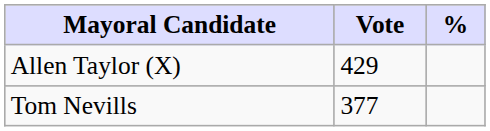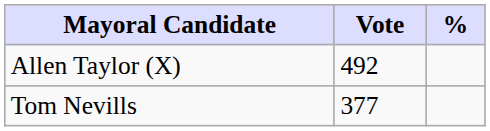(359, 65) 429 -> (359, 65) 492
